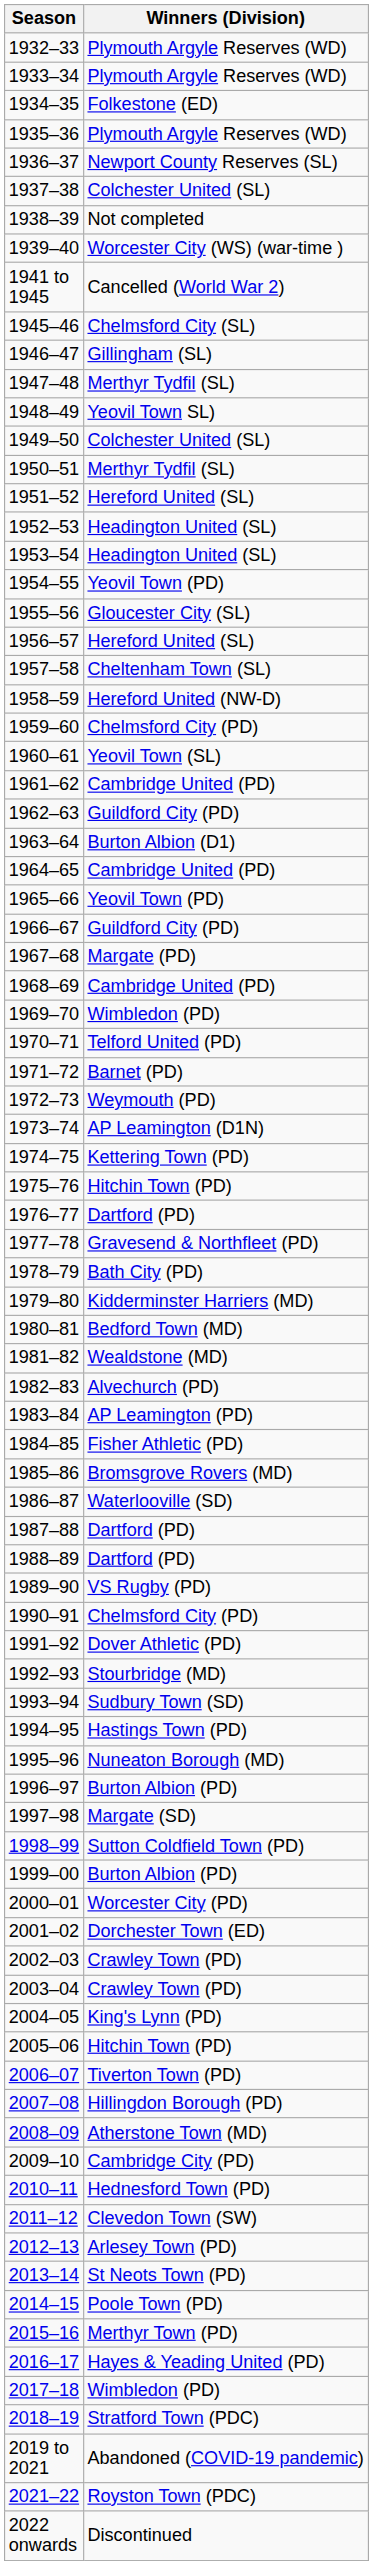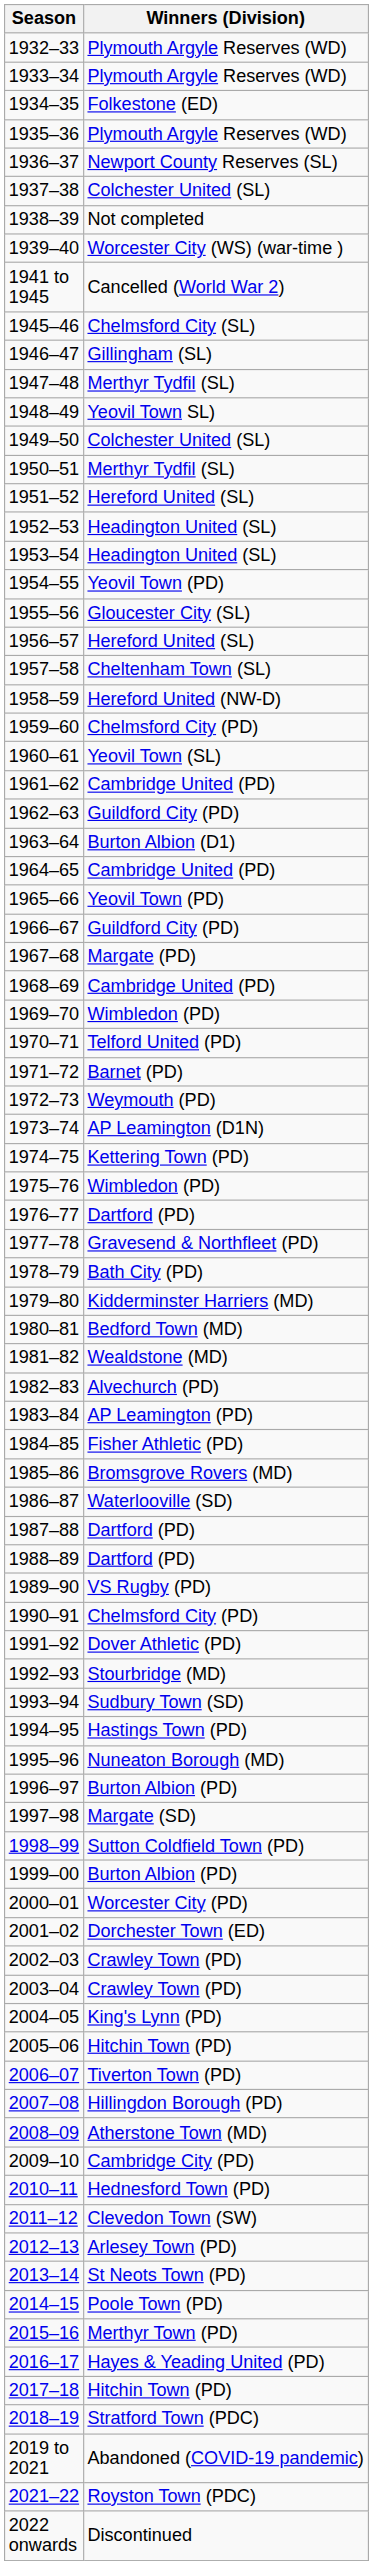(160, 1186) Hitchin Town (PD) -> (154, 1186) Wimbledon (PD)
(154, 2390) Wimbledon (PD) -> (160, 2390) Hitchin Town (PD)
